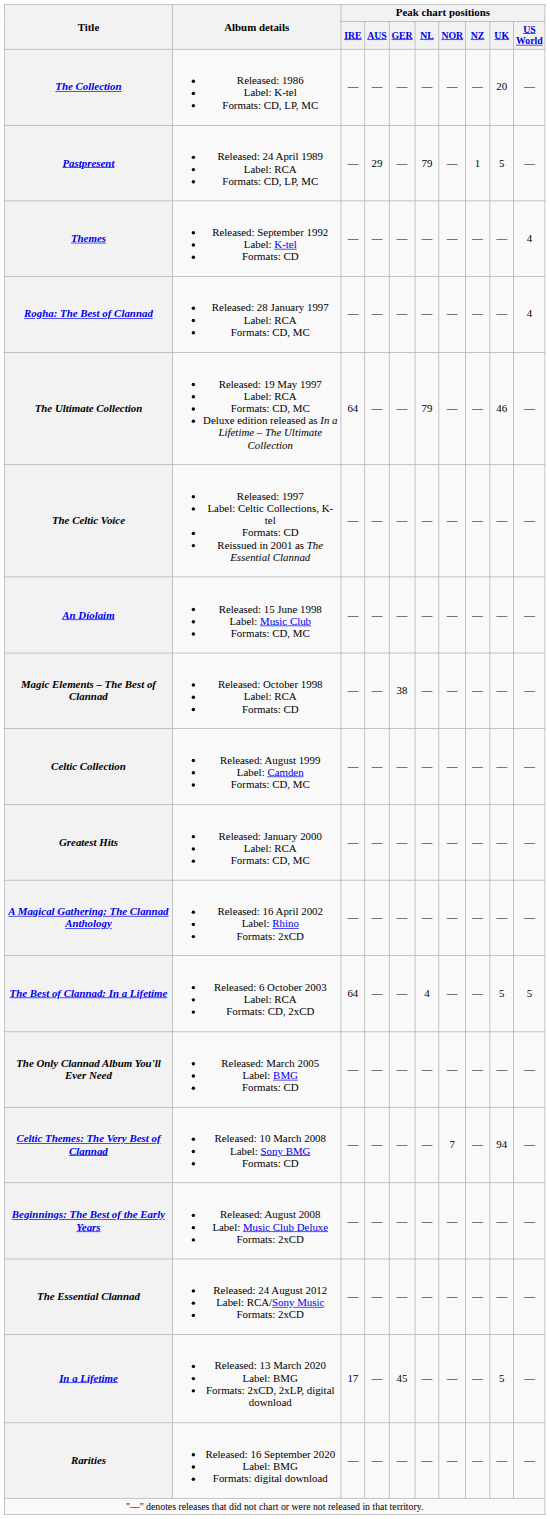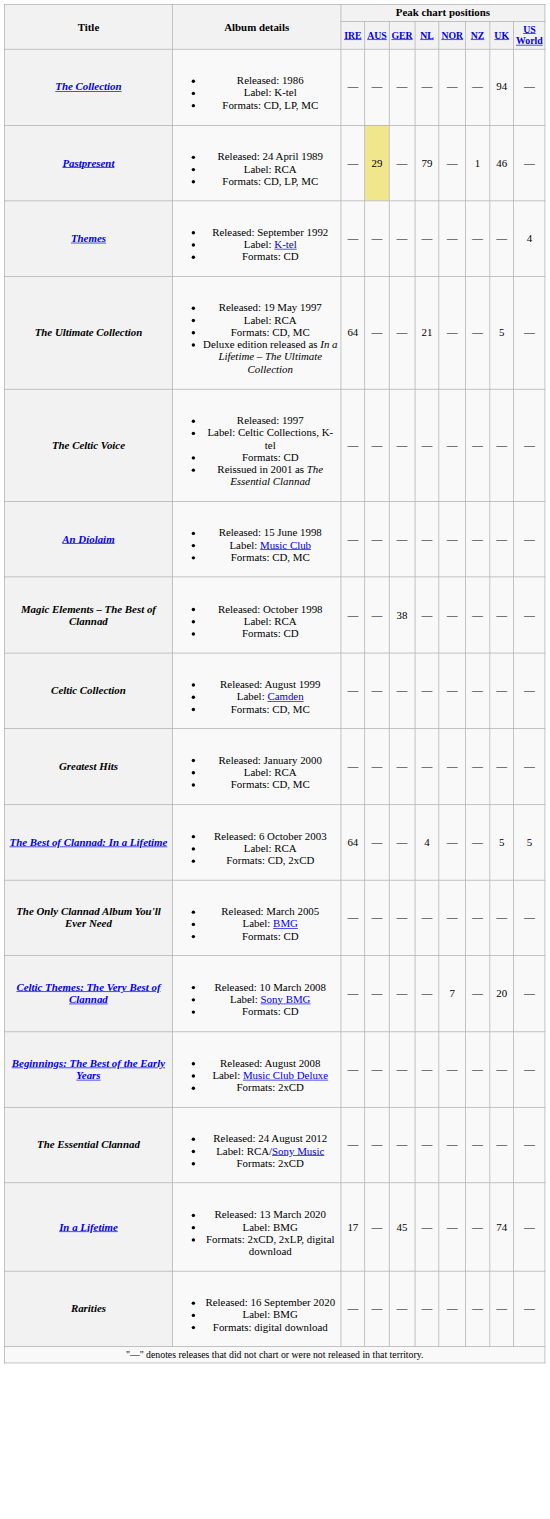(502, 87) 20 -> (502, 87) 94
(377, 163) no background -> (377, 163) khaki background
(502, 163) 5 -> (502, 163) 46
- row: (88, 314)
(427, 408) 79 -> (427, 332) 21
(502, 408) 46 -> (502, 332) 5
- row: (88, 918)
(502, 1145) 94 -> (502, 993) 20
(502, 1378) 5 -> (502, 1227) 74
